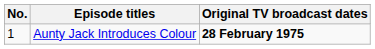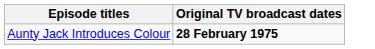- column: (17, 14)
